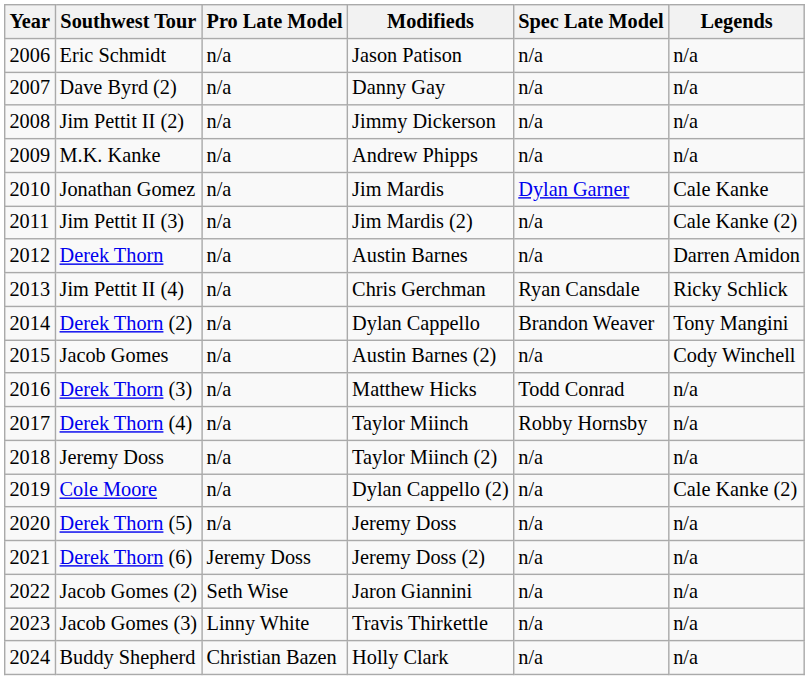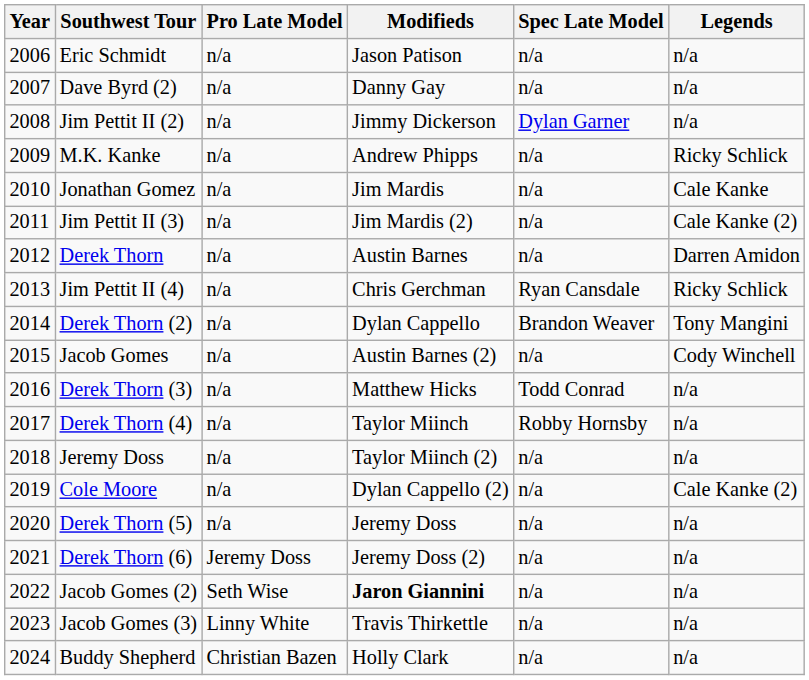(531, 122) n/a -> (574, 122) Dylan Garner
(686, 155) n/a -> (730, 155) Ricky Schlick
(574, 189) Dylan Garner -> (531, 189) n/a
(412, 590) normal -> (418, 590) bold
